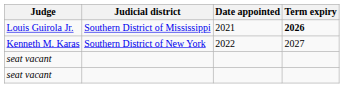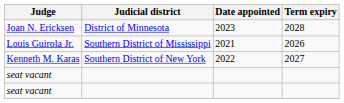+ row: (40, 28)
(294, 28) bold -> (294, 43) normal
